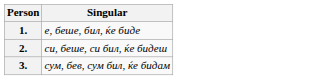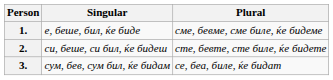+ column: (251, 13)
